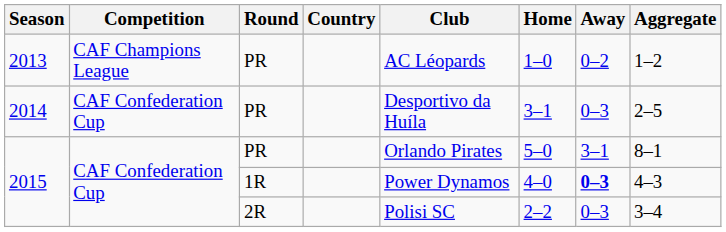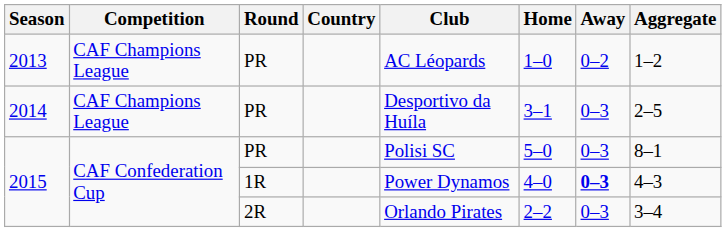(148, 111) CAF Confederation Cup -> (137, 111) CAF Champions League
(443, 151) Orlando Pirates -> (420, 151) Polisi SC
(595, 151) 3–1 -> (595, 151) 0–3
(420, 211) Polisi SC -> (443, 211) Orlando Pirates
